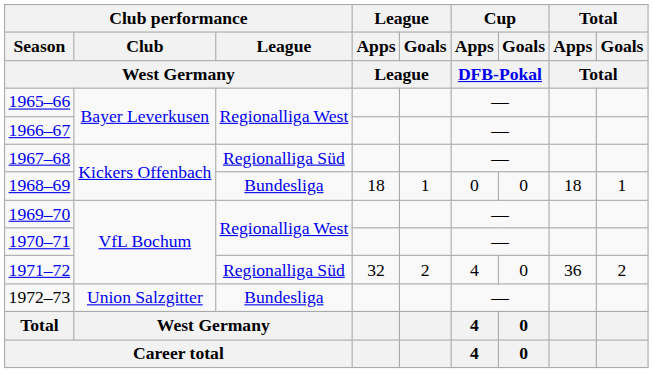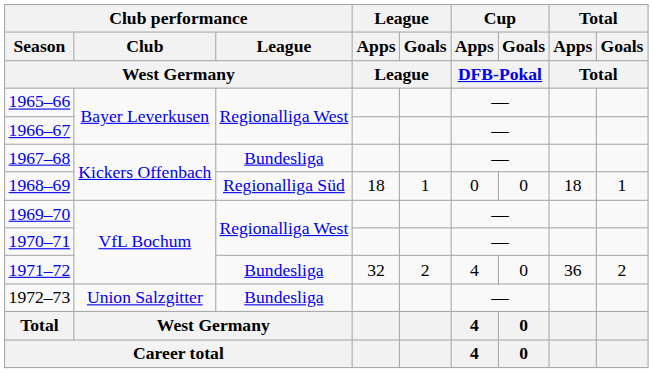(284, 158) Regionalliga Süd -> (284, 158) Bundesliga
(284, 185) Bundesliga -> (284, 185) Regionalliga Süd
(284, 269) Regionalliga Süd -> (284, 269) Bundesliga
